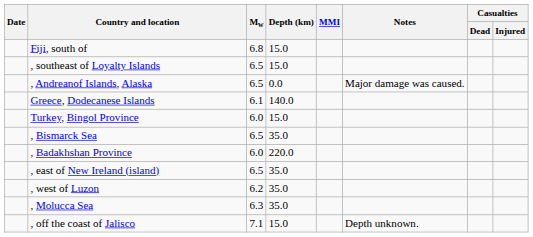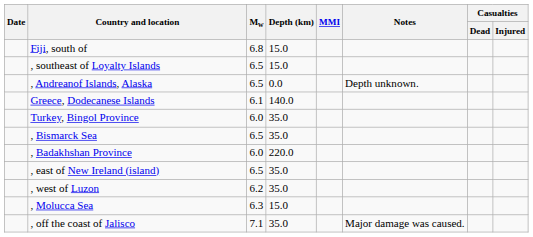(405, 83) Major damage was caused. -> (382, 83) Depth unknown.
(278, 118) 15.0 -> (278, 118) 35.0
(278, 205) 35.0 -> (278, 205) 15.0
(278, 223) 15.0 -> (278, 223) 35.0
(382, 223) Depth unknown. -> (405, 223) Major damage was caused.
